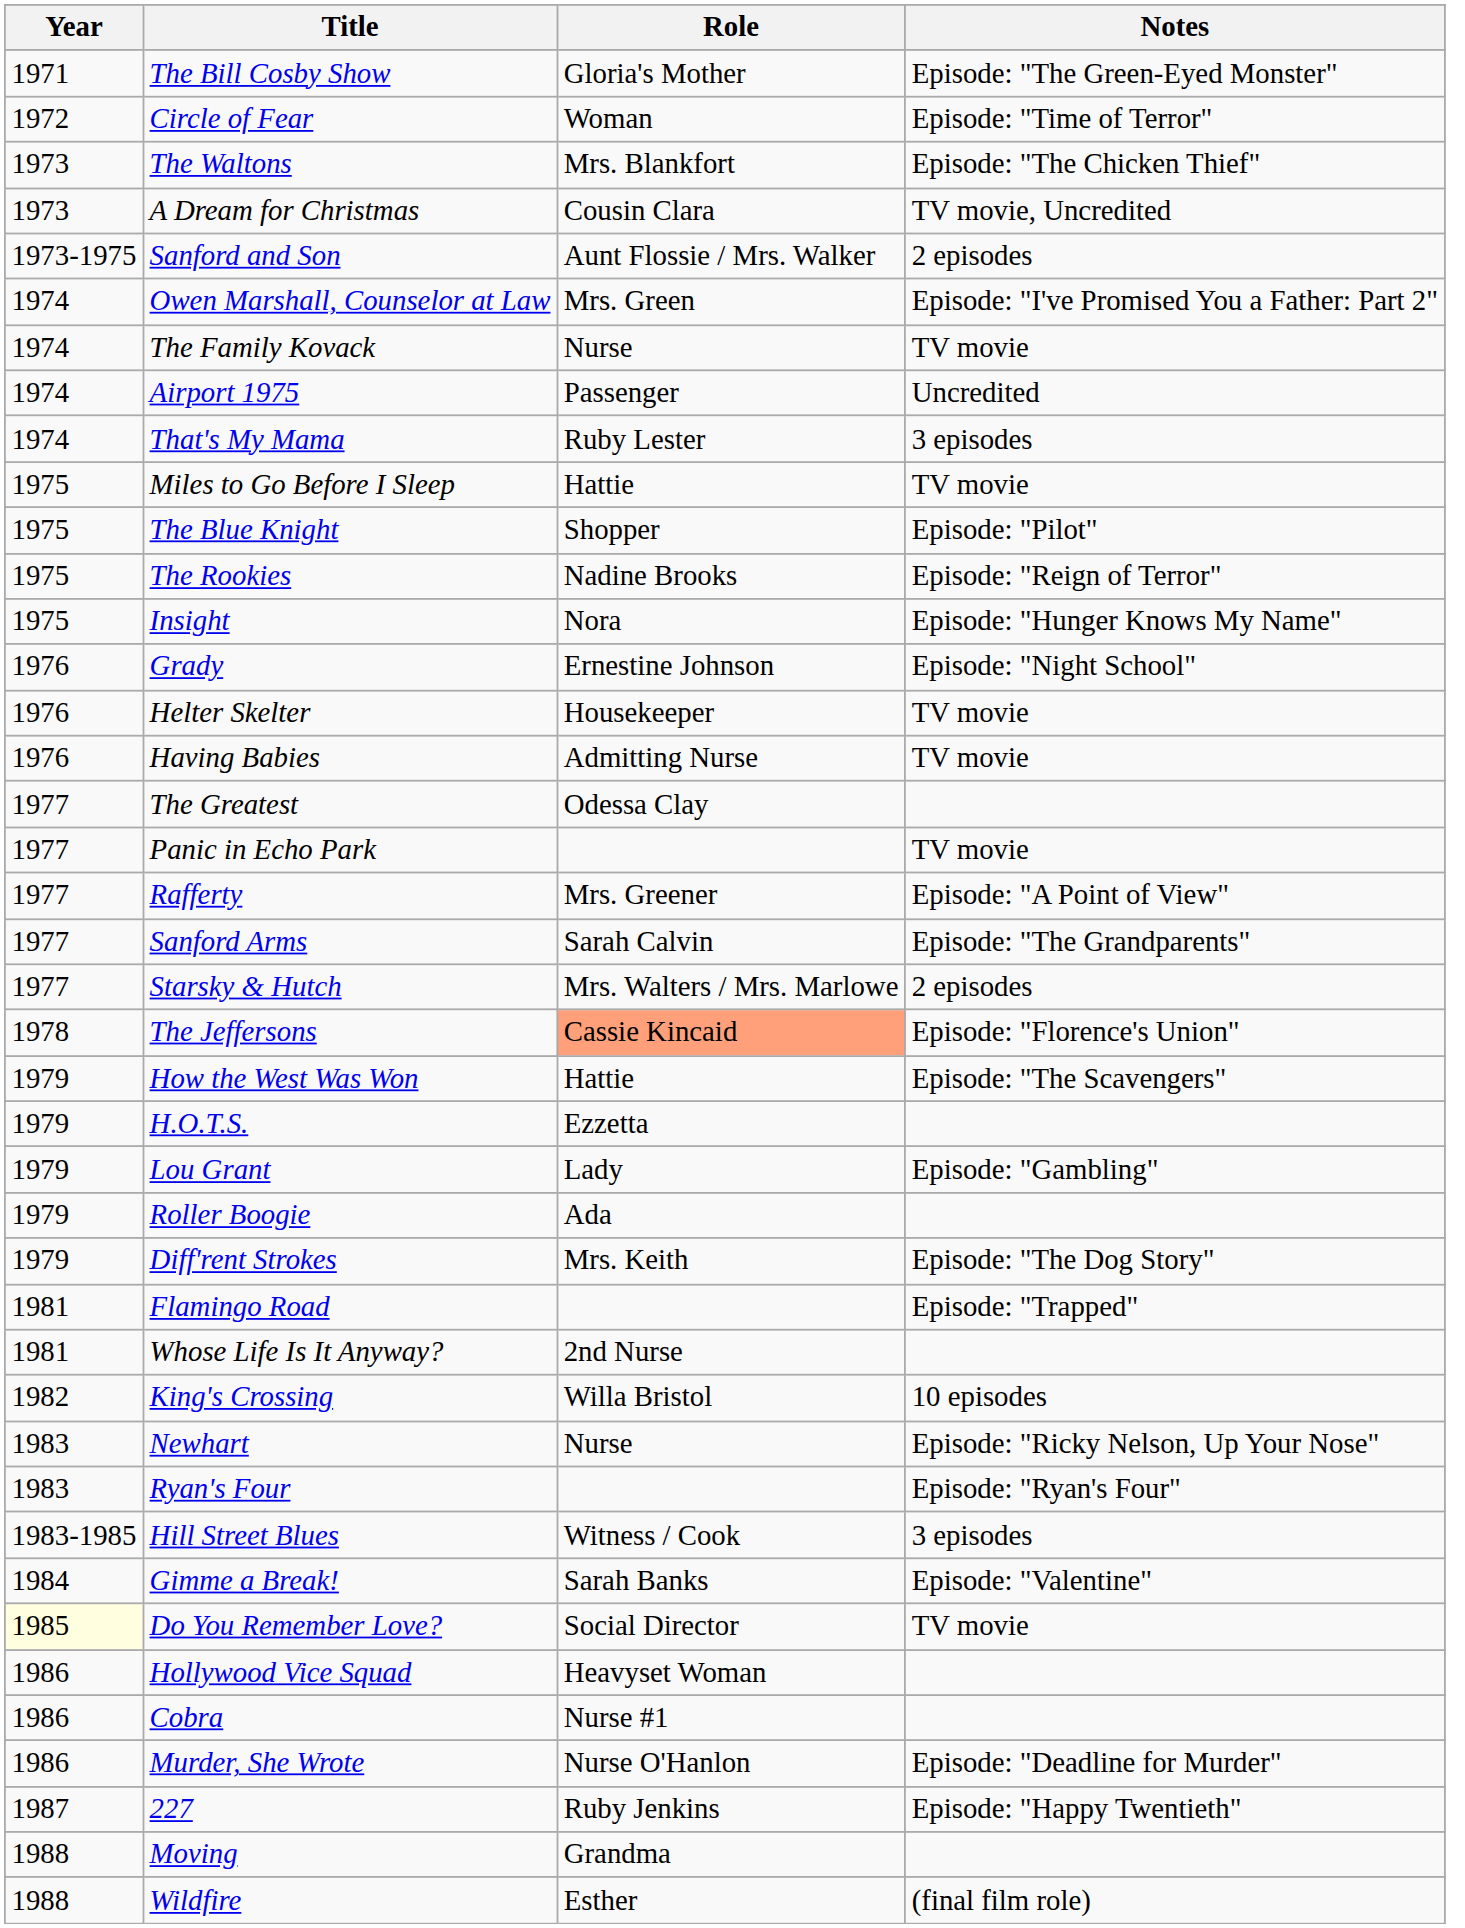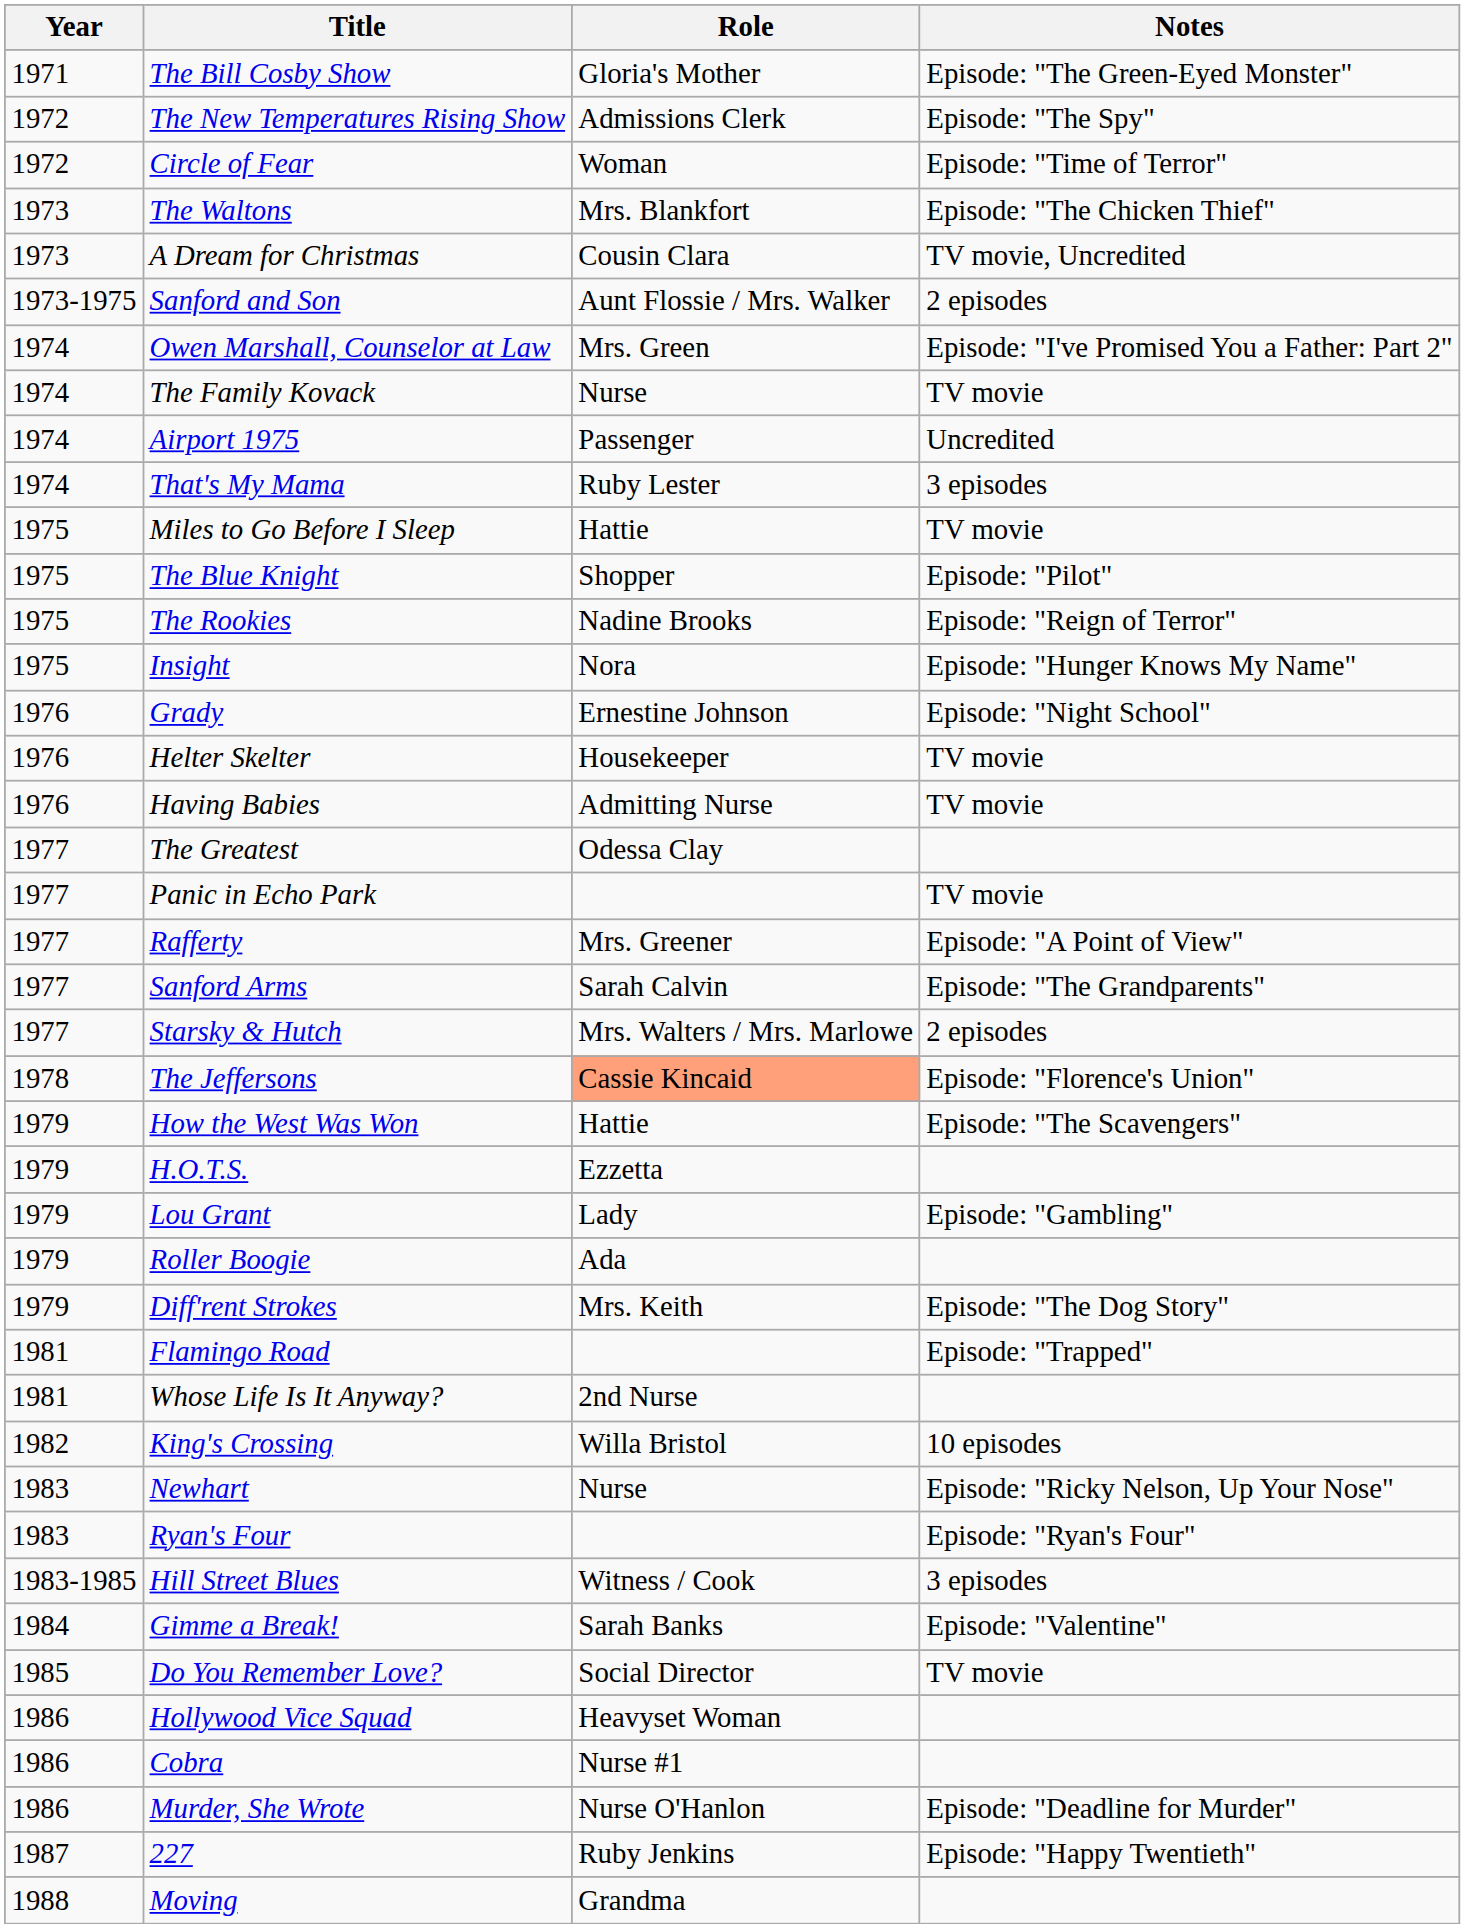+ row: (357, 118)
(40, 1625) lightyellow background -> (40, 1671) no background
- row: (195, 1900)
